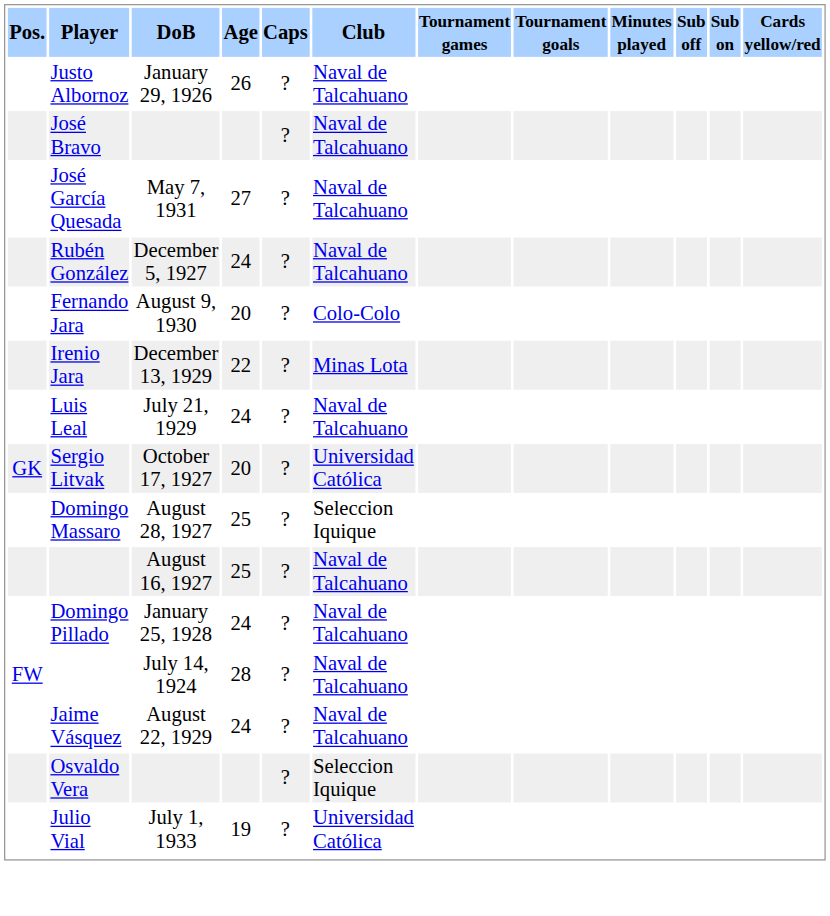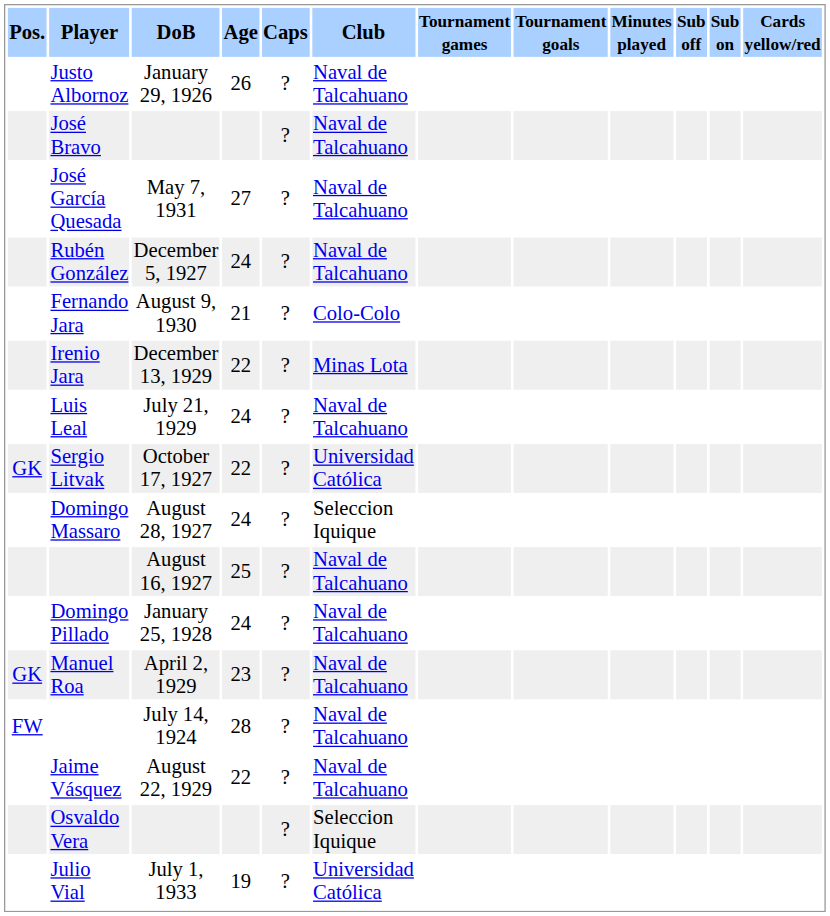(241, 313) 20 -> (241, 313) 21
(241, 468) 20 -> (241, 468) 22
(241, 519) 25 -> (241, 519) 24
+ row: (82, 674)
(241, 726) 24 -> (241, 777) 22
